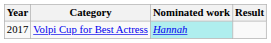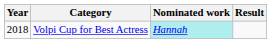(18, 30) 2017 -> (18, 30) 2018
